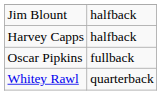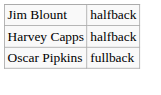- row: (43, 79)
